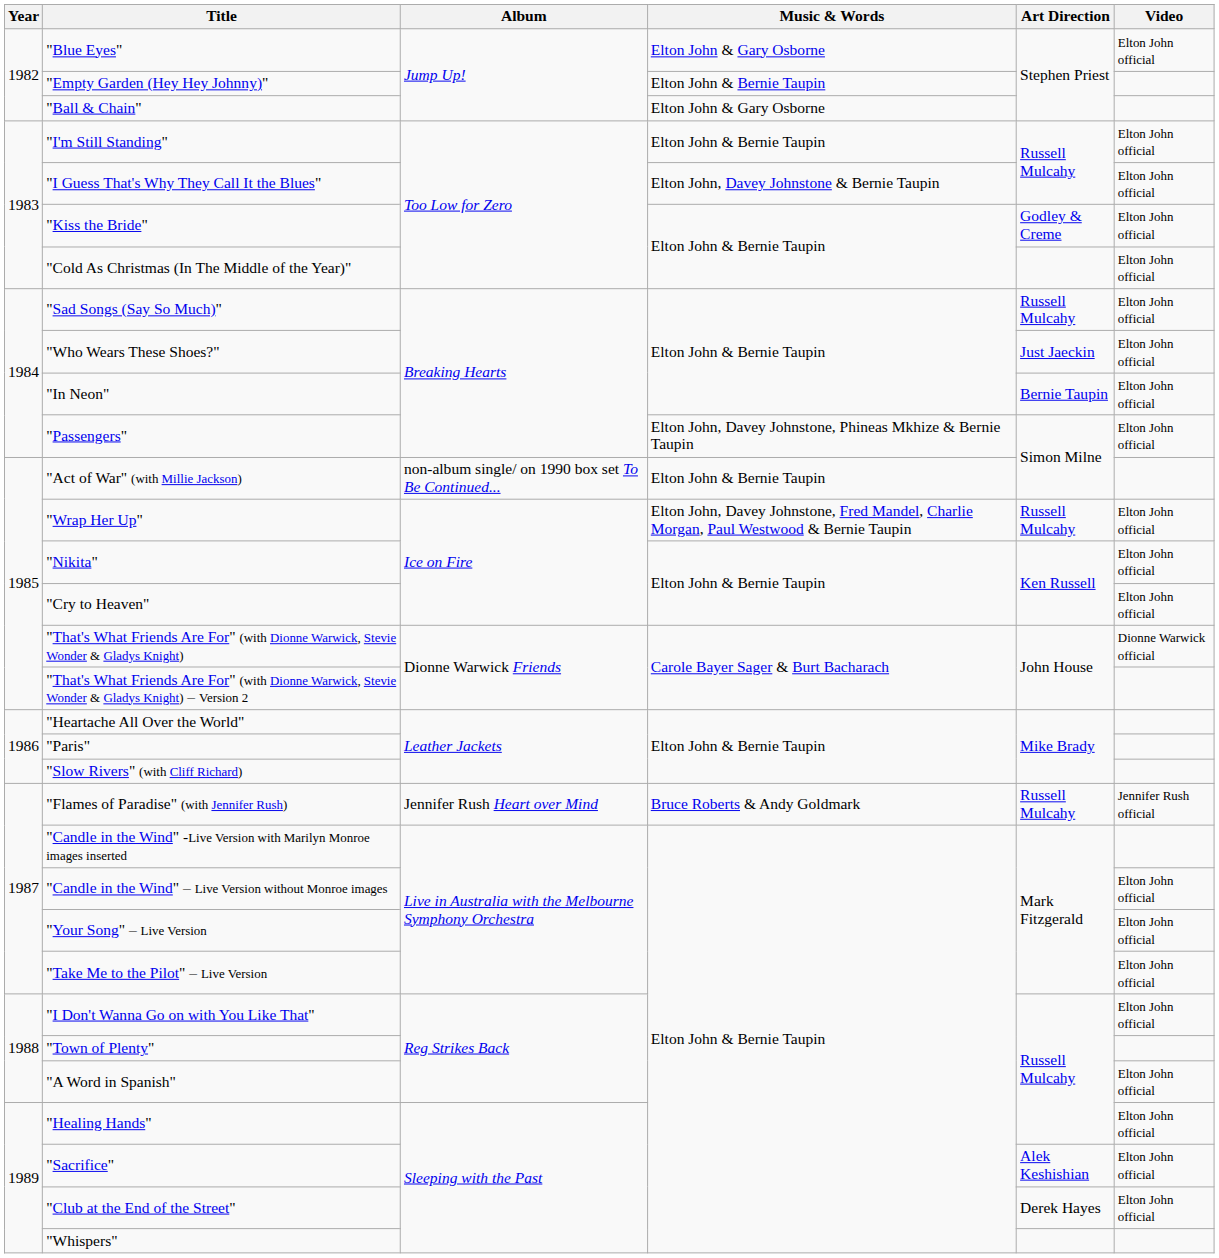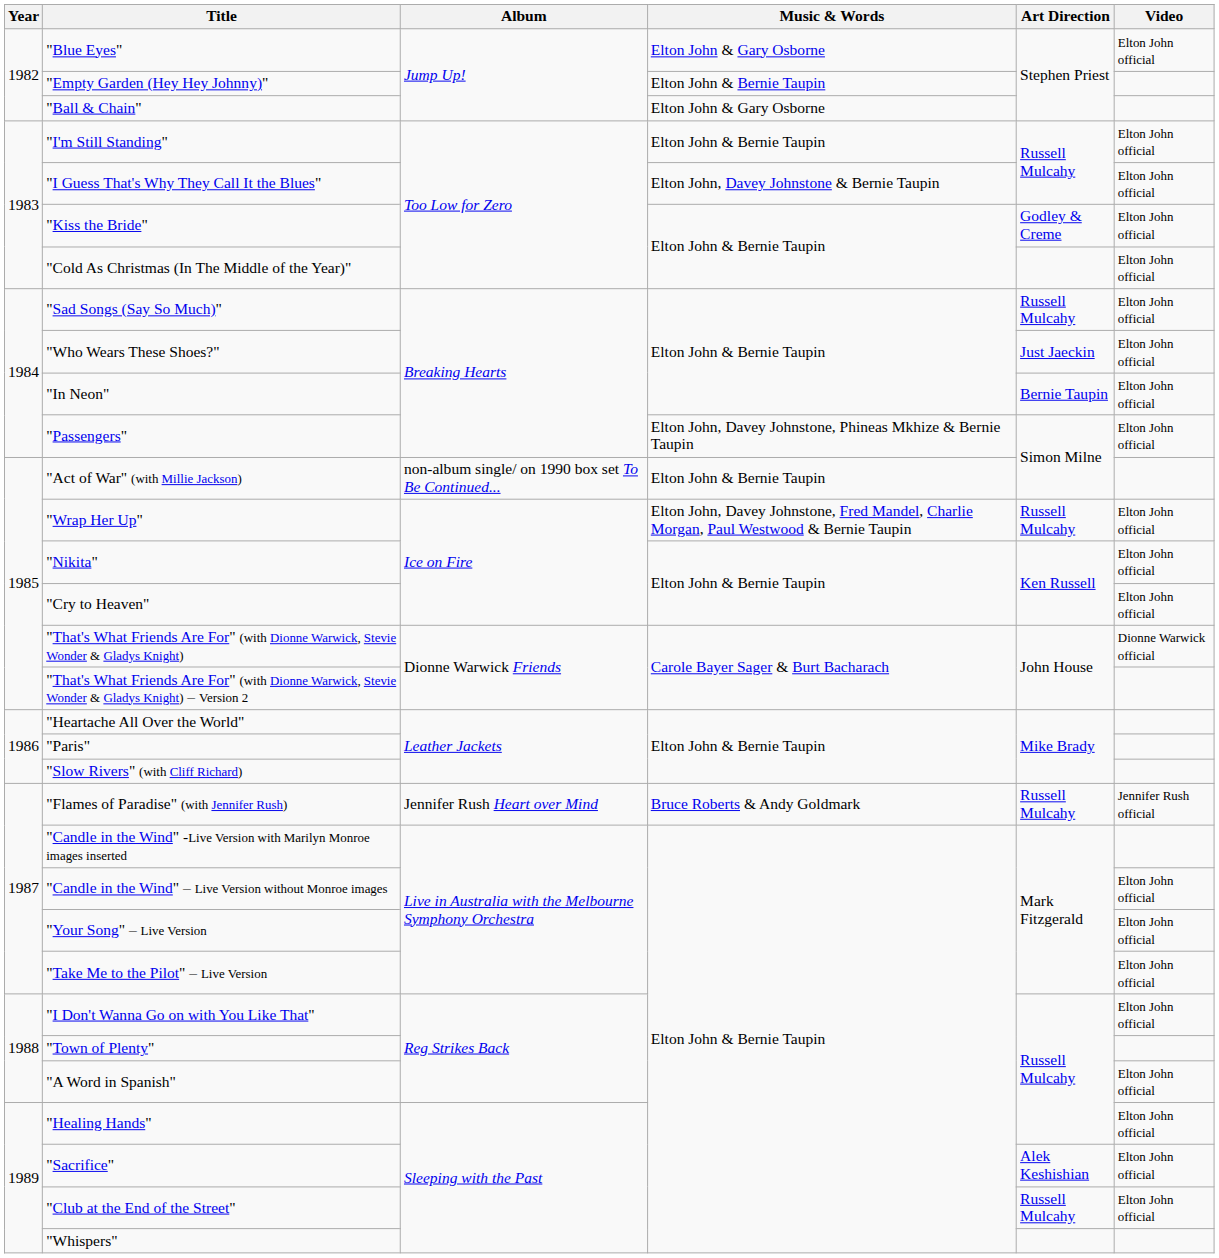(1060, 1207) Derek Hayes -> (1048, 1207) Russell Mulcahy
